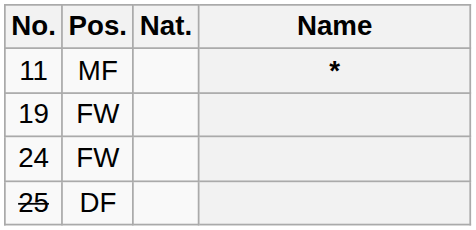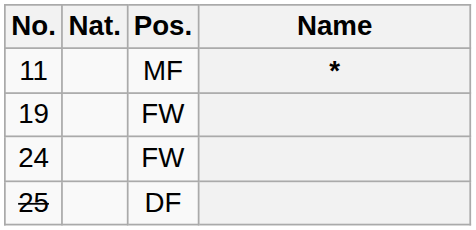columns swapped: (98, 26) <-> (166, 26)
